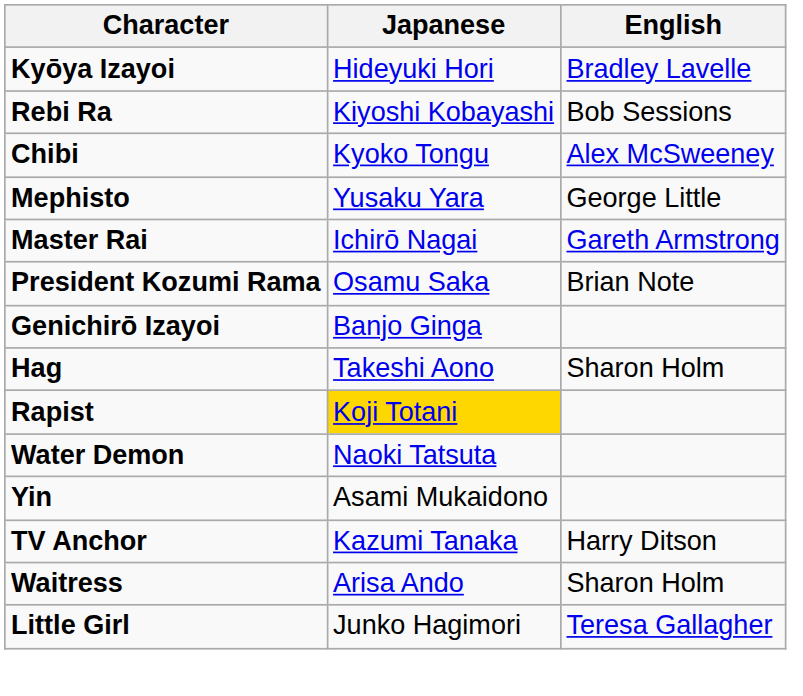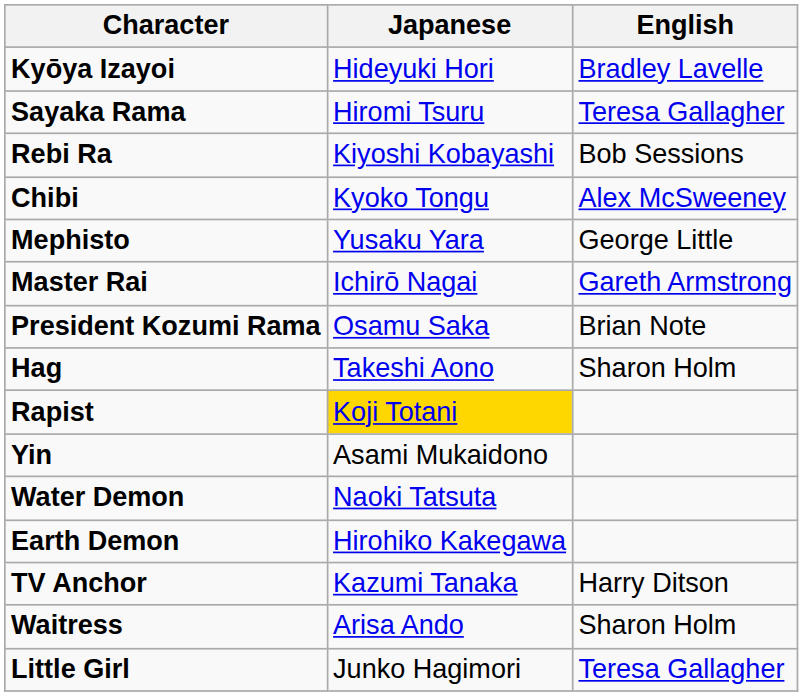+ row: (98, 111)
- row: (116, 326)
rows swapped: (32, 497) <-> (98, 454)
+ row: (95, 540)
